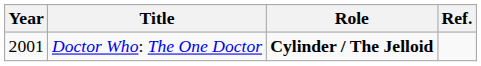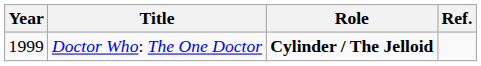(26, 46) 2001 -> (26, 46) 1999
